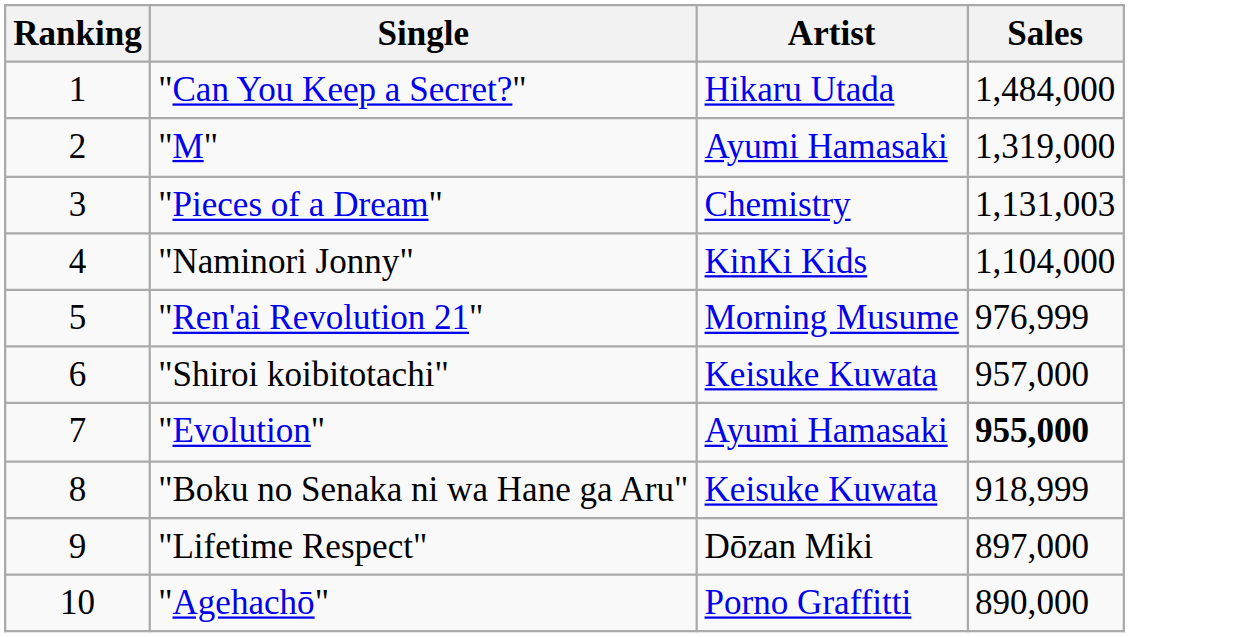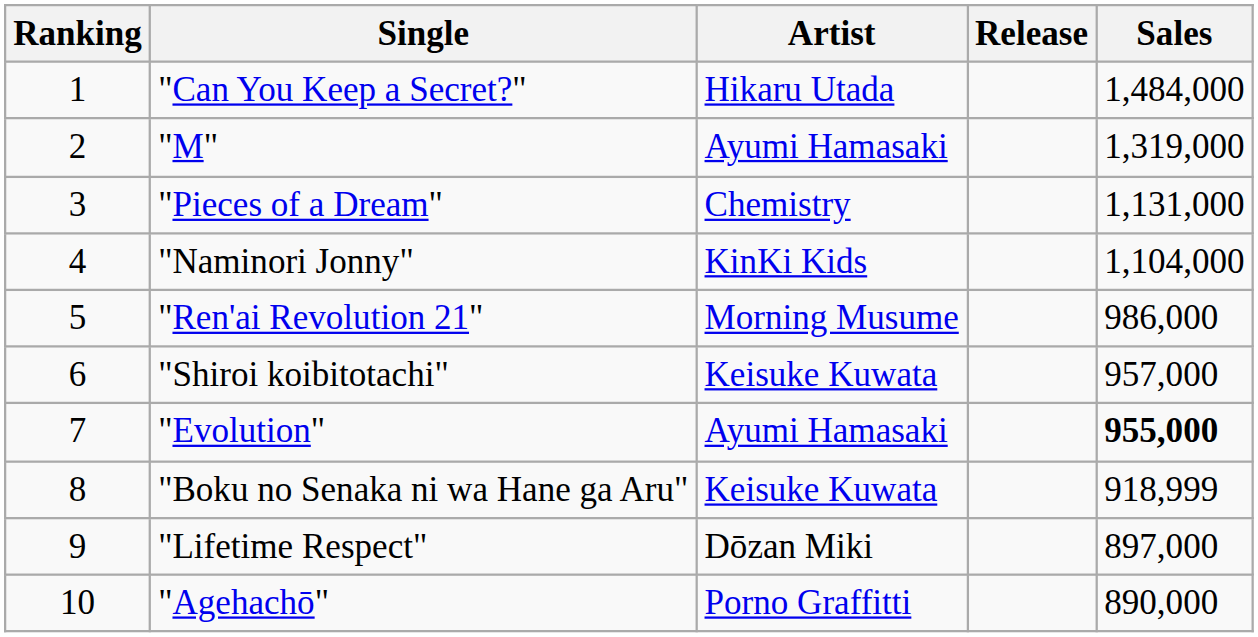+ column: (1032, 32)
(1045, 203) 1,131,003 -> (1174, 203) 1,131,000
(1032, 317) 976,999 -> (1161, 317) 986,000
